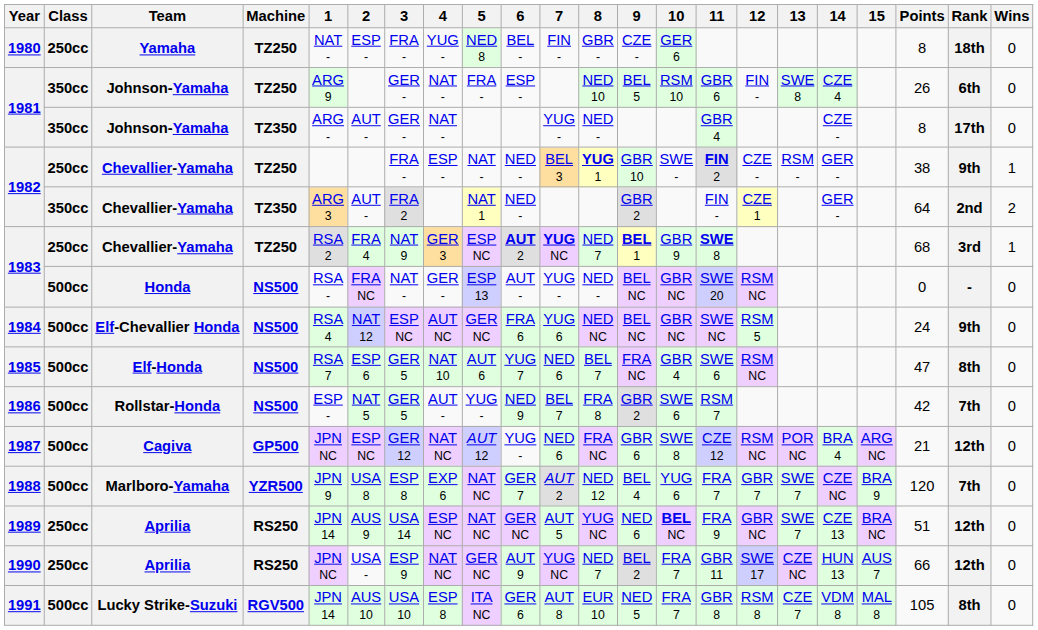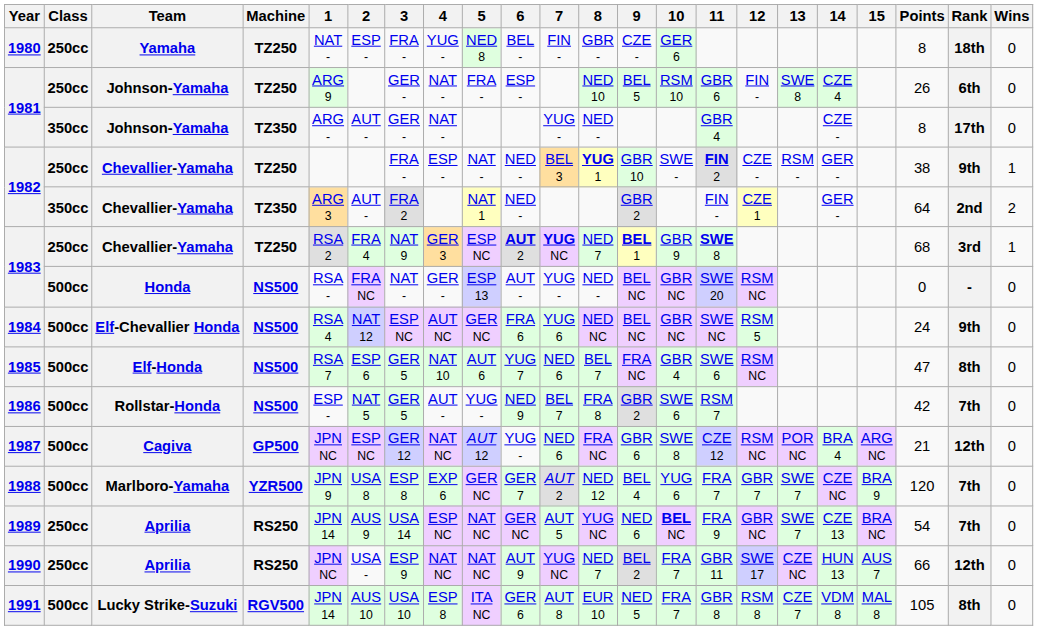(68, 88) 350cc -> (68, 88) 250cc
(482, 486) NAT NC -> (482, 486) GER NC
(922, 526) 51 -> (922, 526) 54
(969, 526) 12th -> (969, 526) 7th
(482, 566) GER NC -> (482, 566) NAT NC
